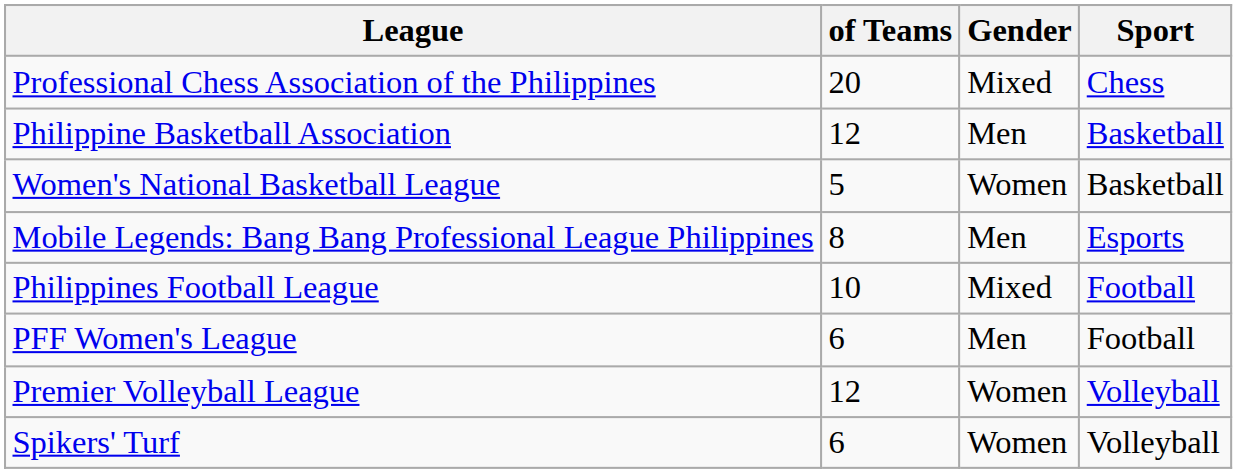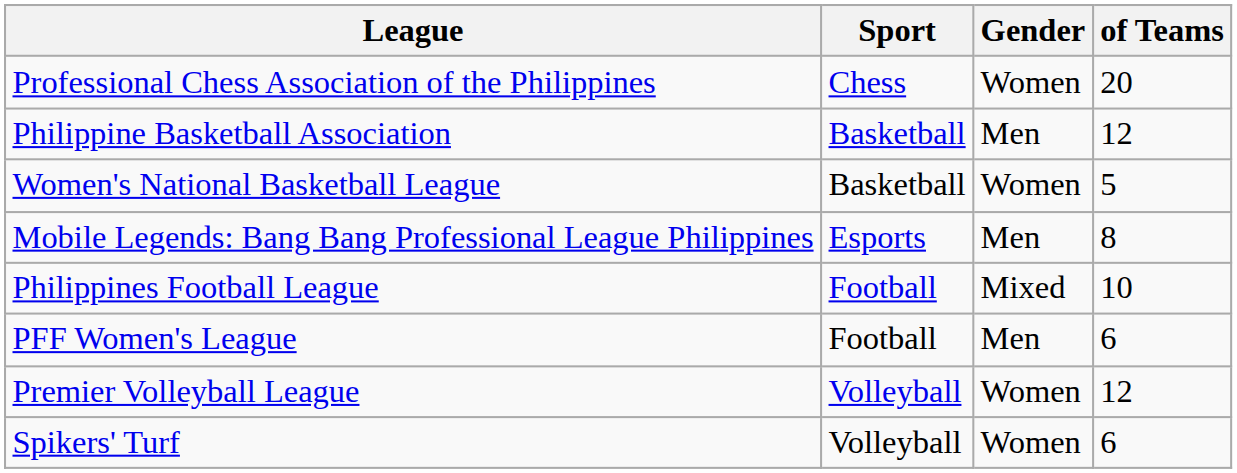columns swapped: (1155, 30) <-> (890, 30)
(1010, 81) Mixed -> (1031, 81) Women
